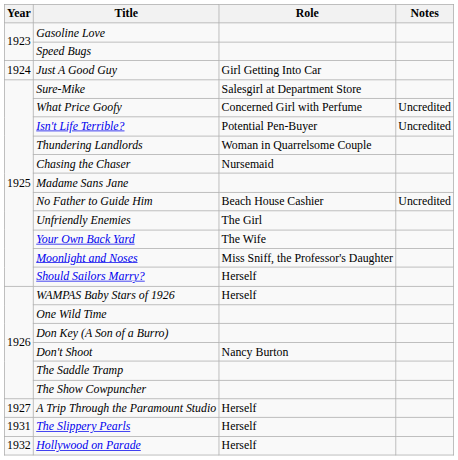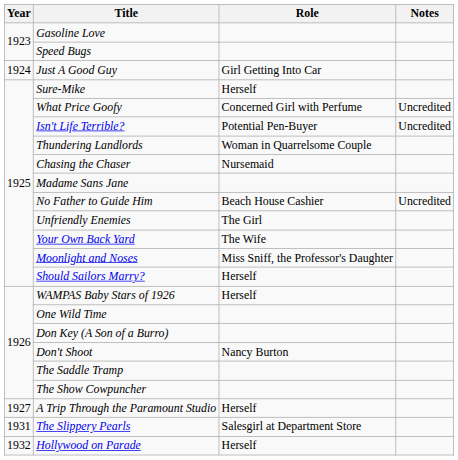(291, 88) Salesgirl at Department Store -> (239, 88) Herself
(239, 426) Herself -> (291, 426) Salesgirl at Department Store
